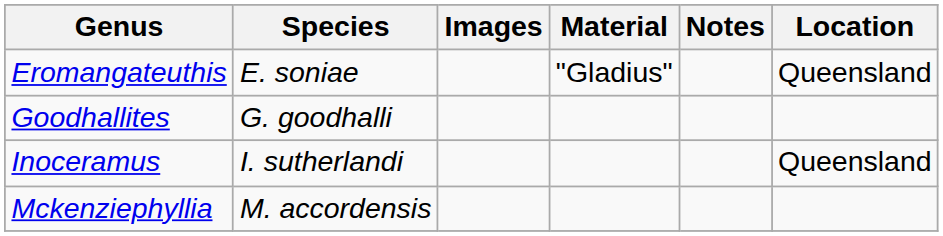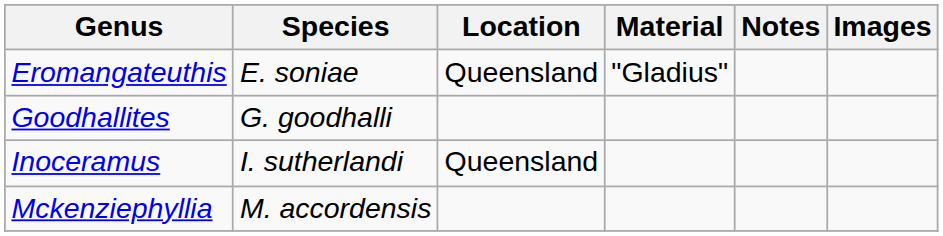columns swapped: (855, 27) <-> (494, 27)
